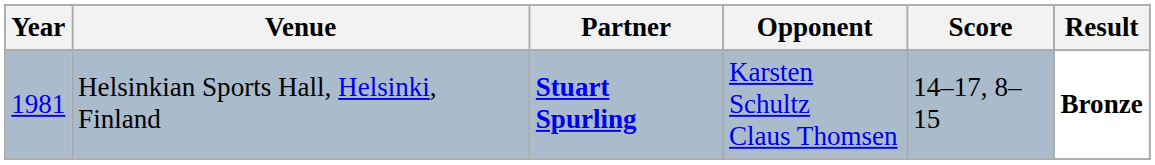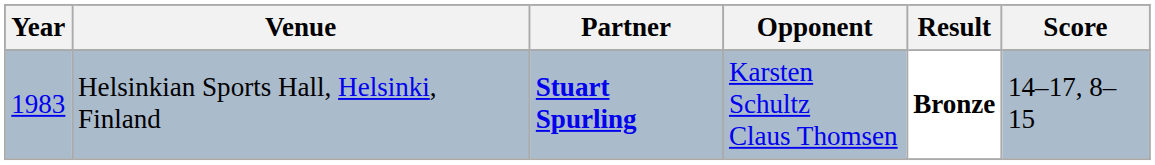columns swapped: (981, 27) <-> (1102, 27)
(38, 103) 1981 -> (38, 103) 1983
